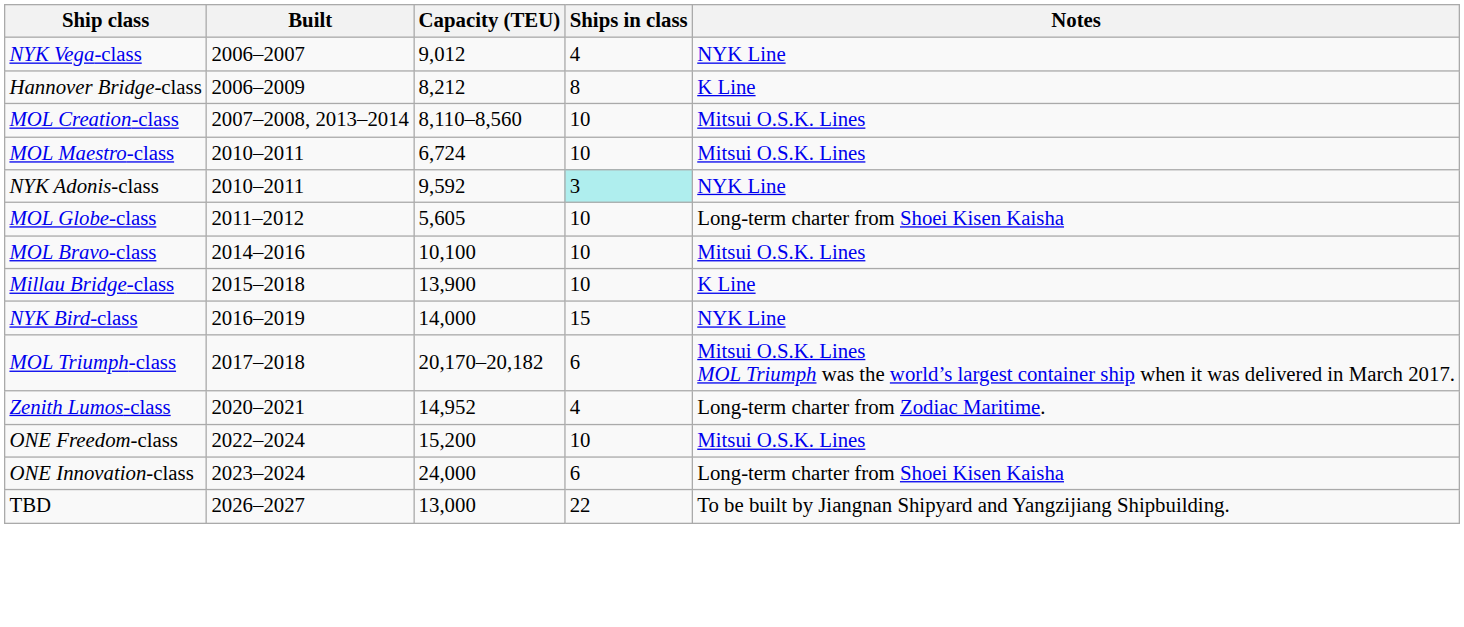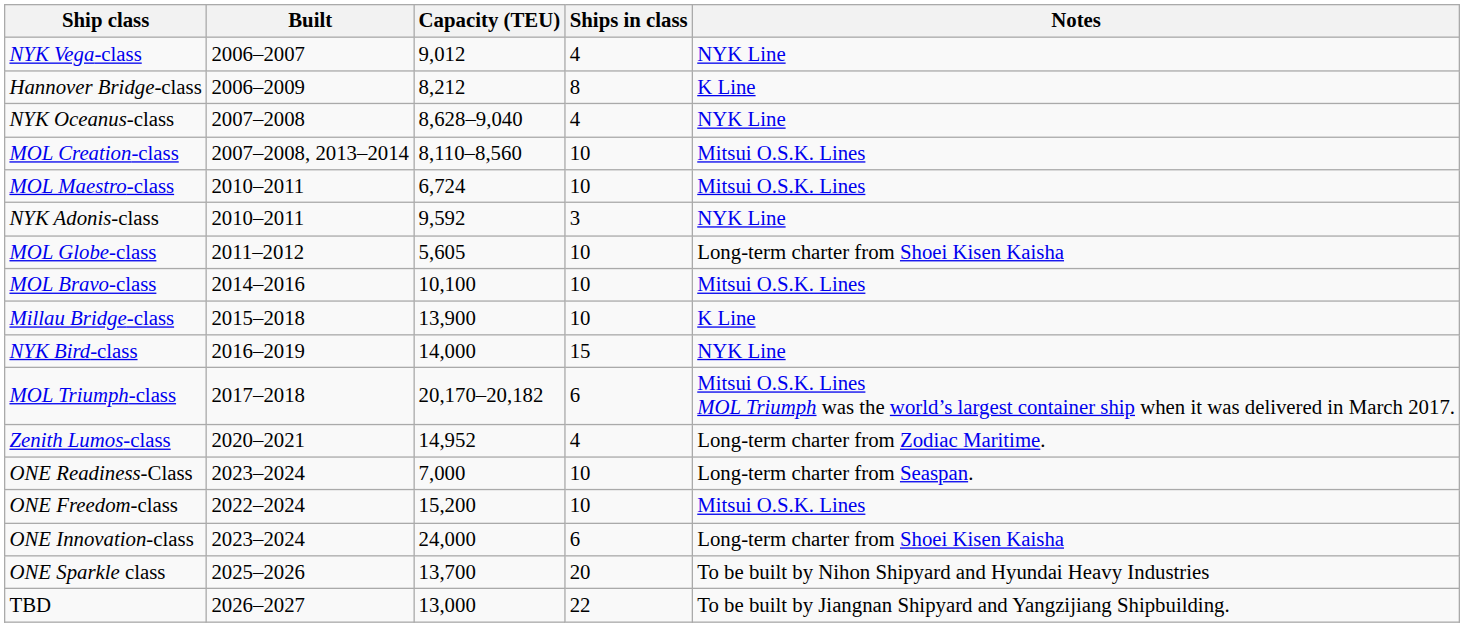+ row: (92, 119)
(575, 185) paleturquoise background -> (575, 218) no background
+ row: (101, 473)
+ row: (87, 572)
